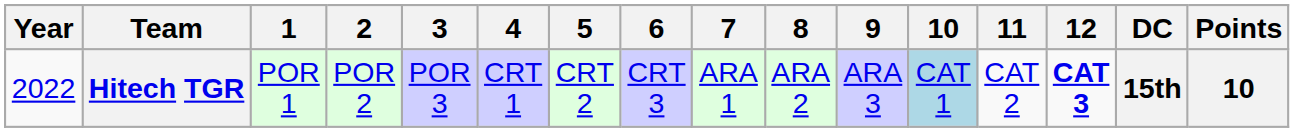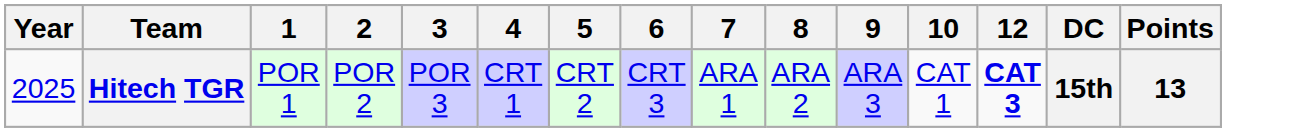- column: (1012, 27)
(44, 88) 2022 -> (44, 88) 2025
(943, 88) lightblue background -> (943, 88) no background
(1239, 88) 10 -> (1170, 88) 13
